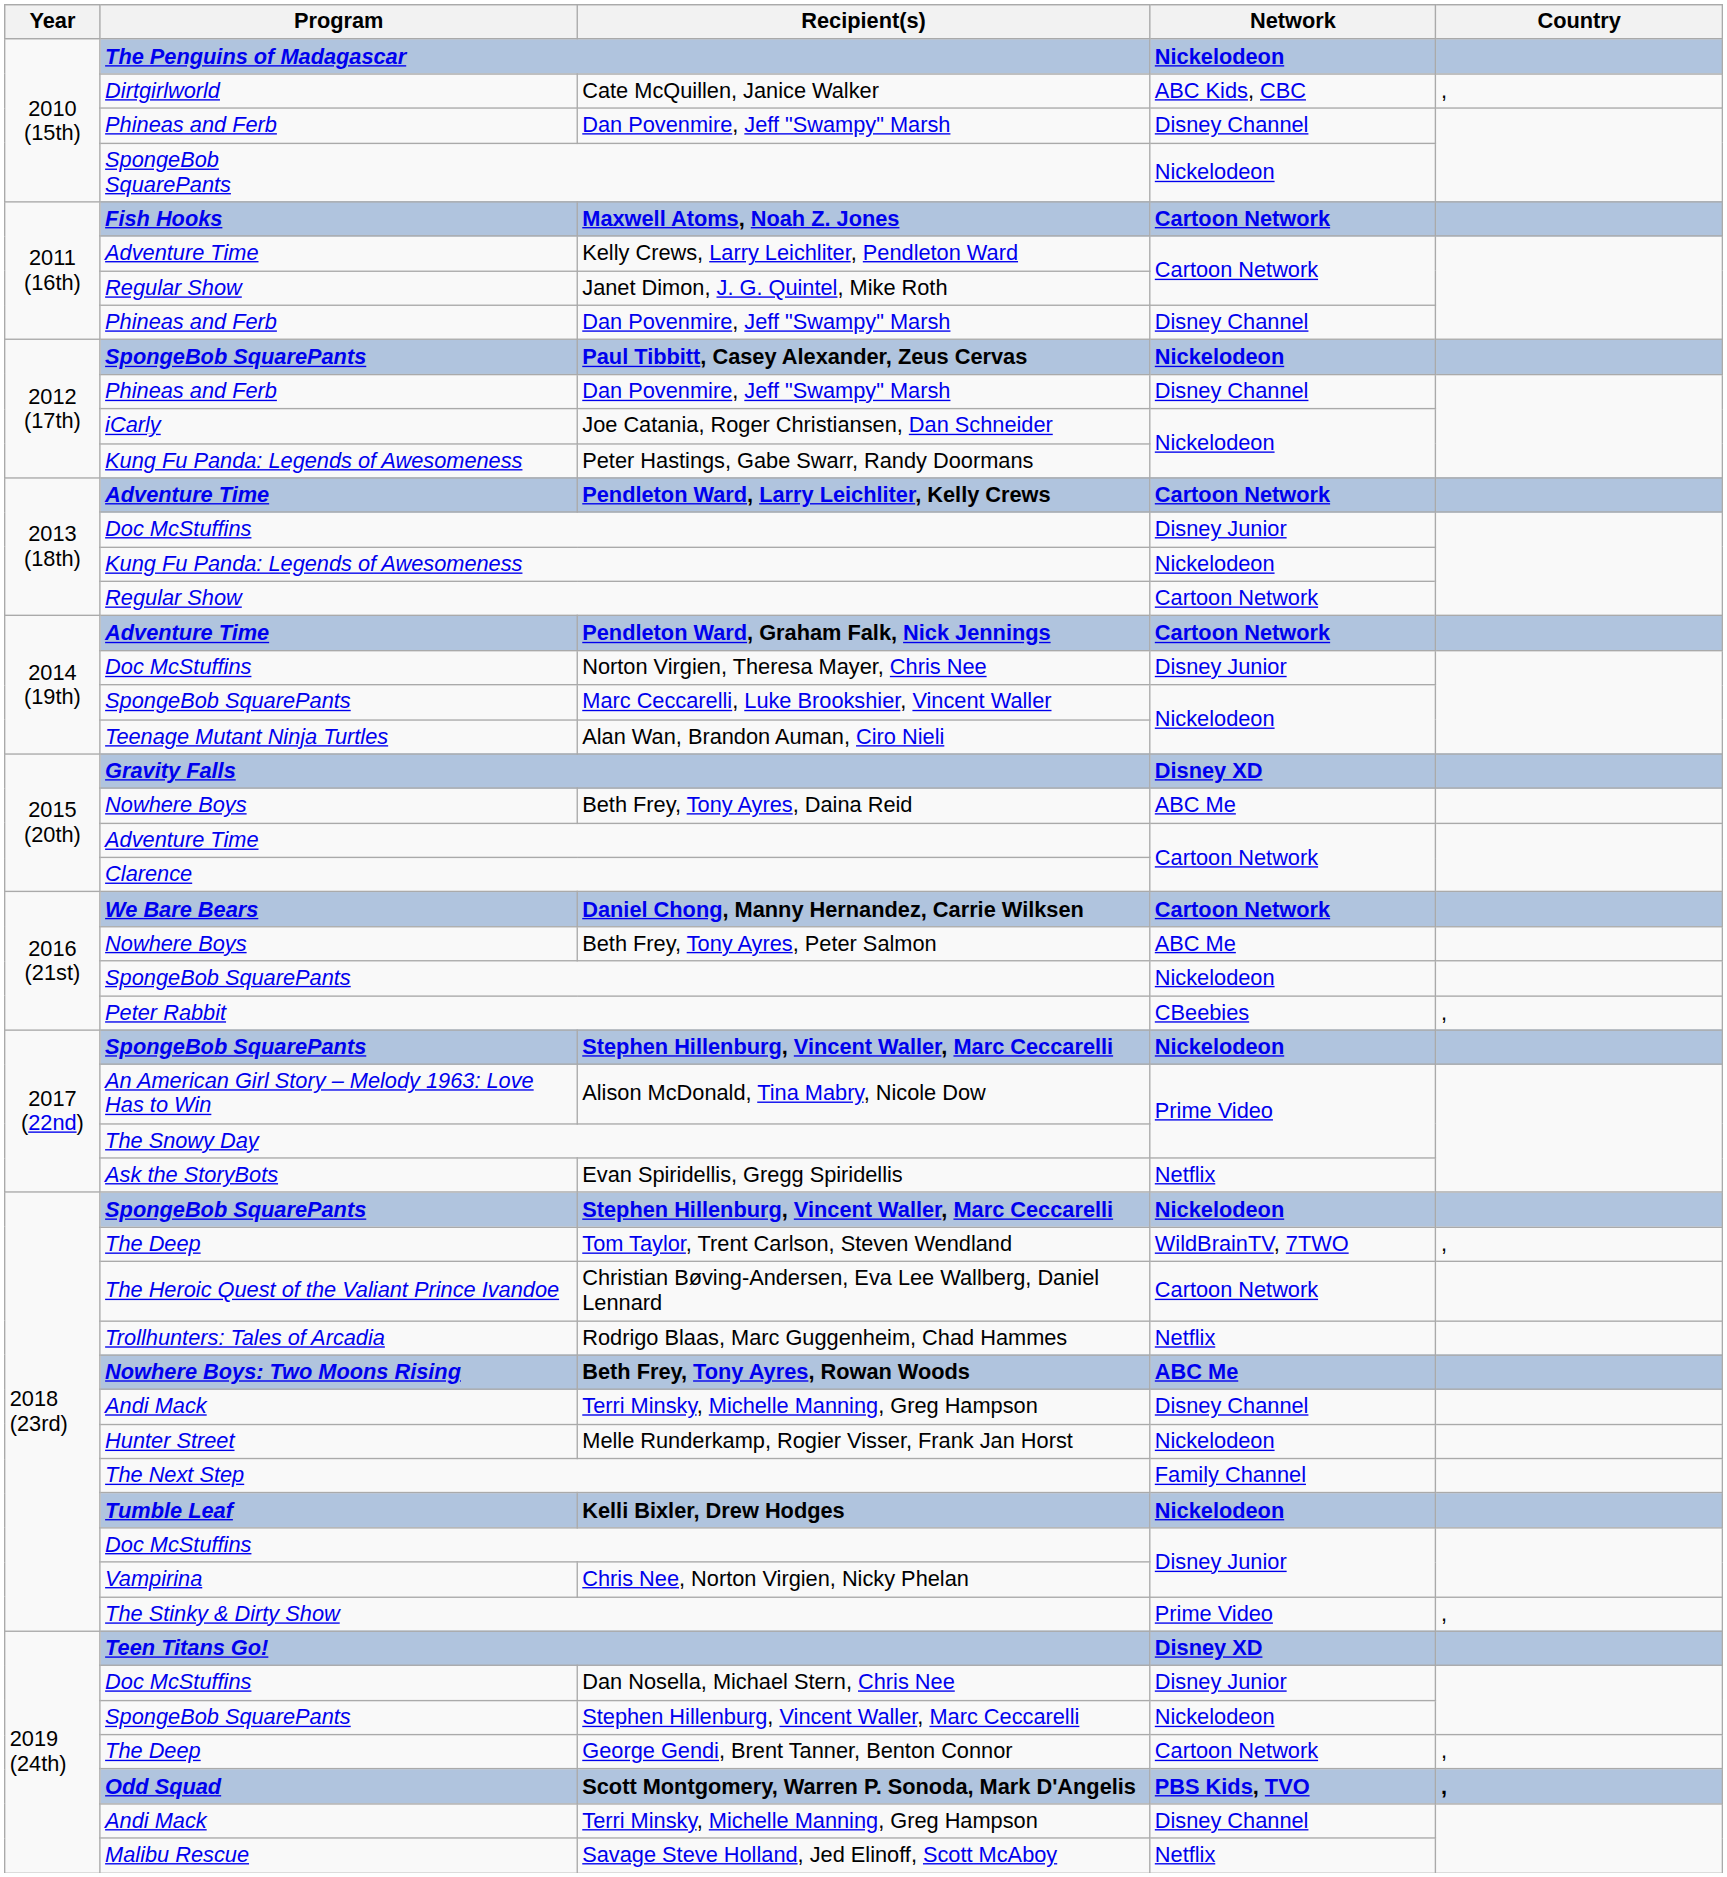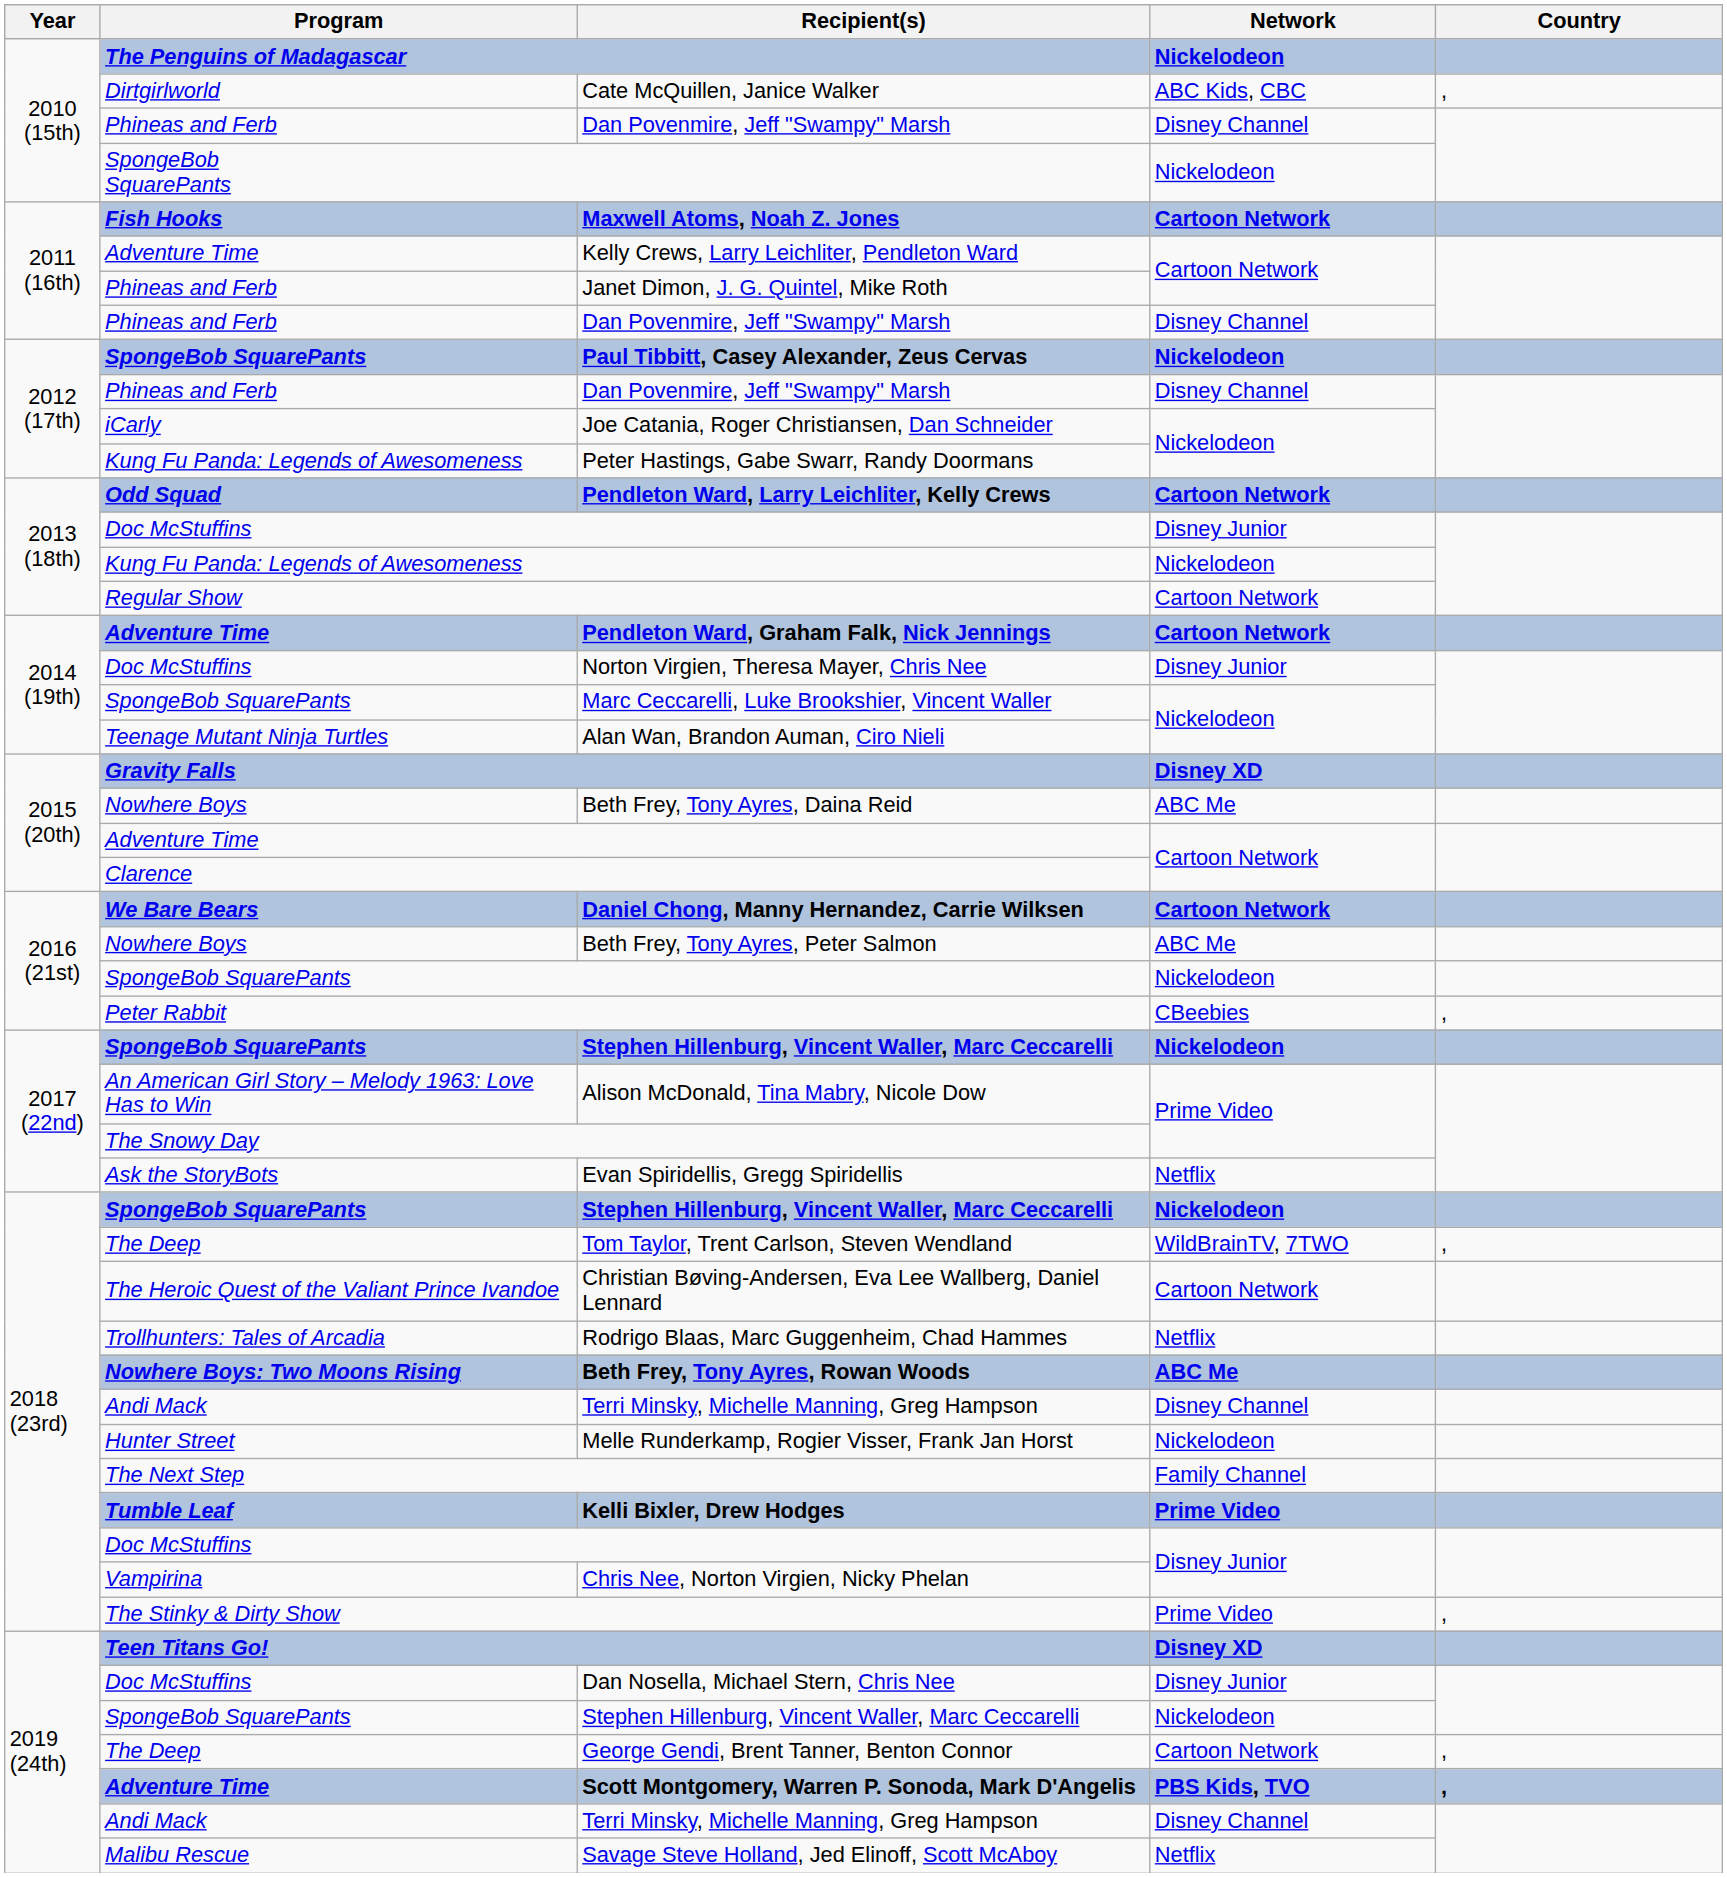(173, 287) Regular Show -> (191, 287) Phineas and Ferb
(187, 494) Adventure Time -> (163, 494) Odd Squad
(1220, 1510) Nickelodeon -> (1218, 1510) Prime Video
(163, 1786) Odd Squad -> (187, 1786) Adventure Time
